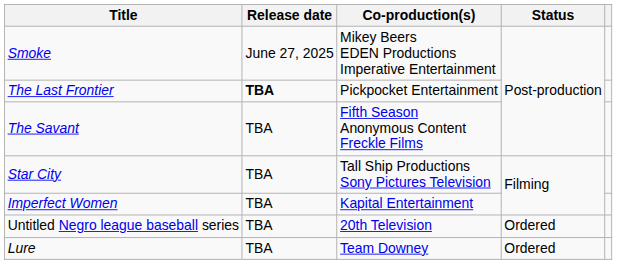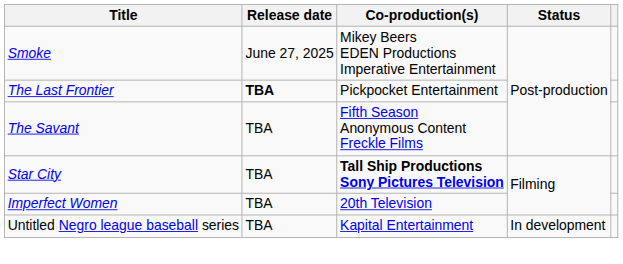(415, 174) normal -> (422, 174) bold
(407, 204) Kapital Entertainment -> (386, 204) 20th Television
(386, 226) 20th Television -> (407, 226) Kapital Entertainment
(530, 226) Ordered -> (558, 226) In development
- row: (22, 248)
